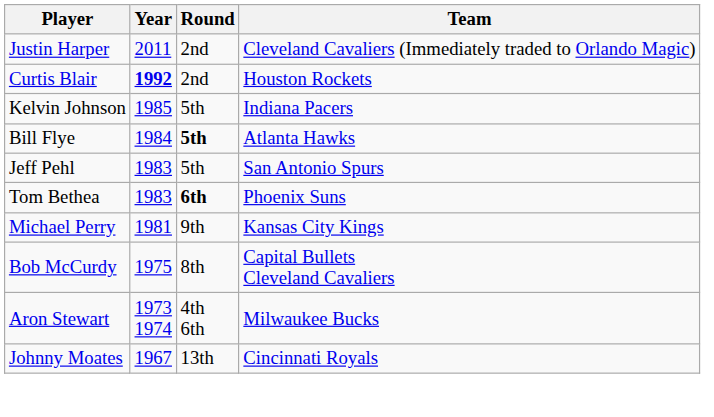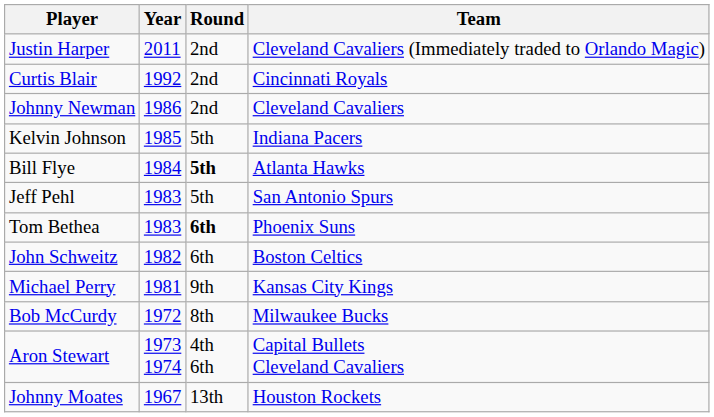(153, 78) bold -> (163, 78) normal
(308, 78) Houston Rockets -> (320, 78) Cincinnati Royals
+ row: (72, 108)
+ row: (63, 256)
(153, 267) 1975 -> (163, 316) 1972
(319, 267) Capital Bullets Cleveland Cavaliers -> (321, 316) Milwaukee Bucks
(311, 318) Milwaukee Bucks -> (328, 356) Capital Bullets Cleveland Cavaliers
(311, 358) Cincinnati Royals -> (317, 396) Houston Rockets
